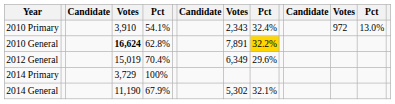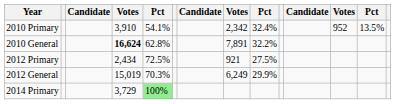(237, 28) 2,343 -> (237, 28) 2,342
(340, 28) 972 -> (340, 28) 952
(372, 28) 13.0% -> (372, 28) 13.5%
(265, 43) gold background -> (265, 43) no background
+ row: (33, 59)
(158, 59) 70.4% -> (158, 75) 70.3%
(237, 59) 6,349 -> (237, 75) 6,249
(265, 59) 29.6% -> (265, 75) 29.9%
(156, 75) no background -> (156, 91) lightgreen background
- row: (32, 91)
